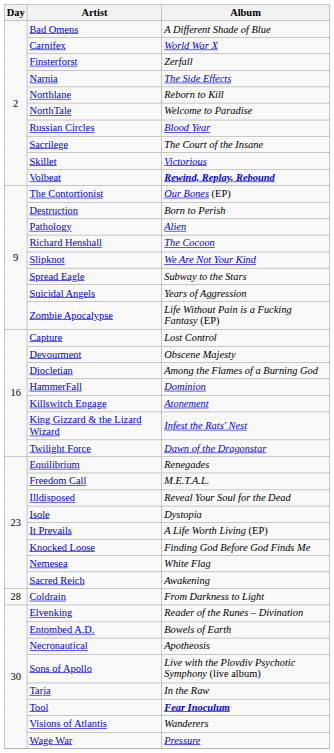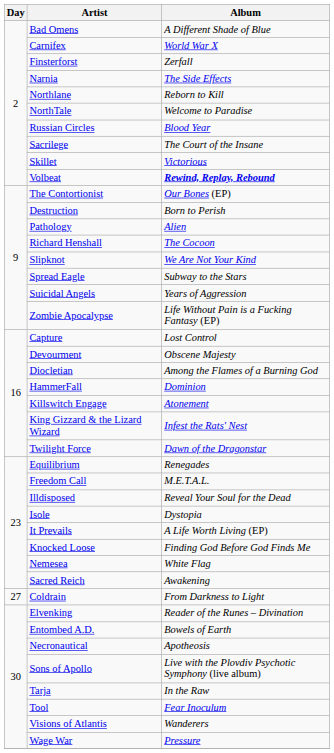(16, 596) 28 -> (16, 596) 27
(197, 707) bold -> (195, 707) normal
